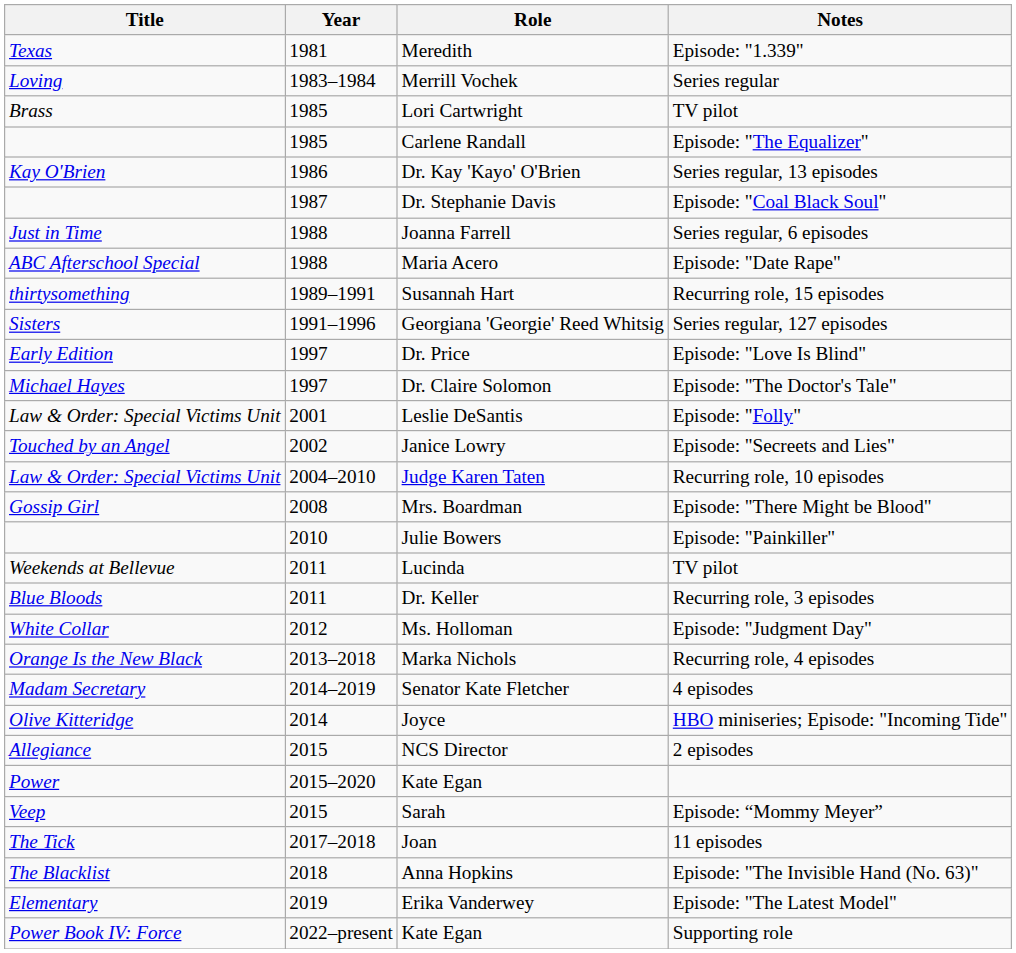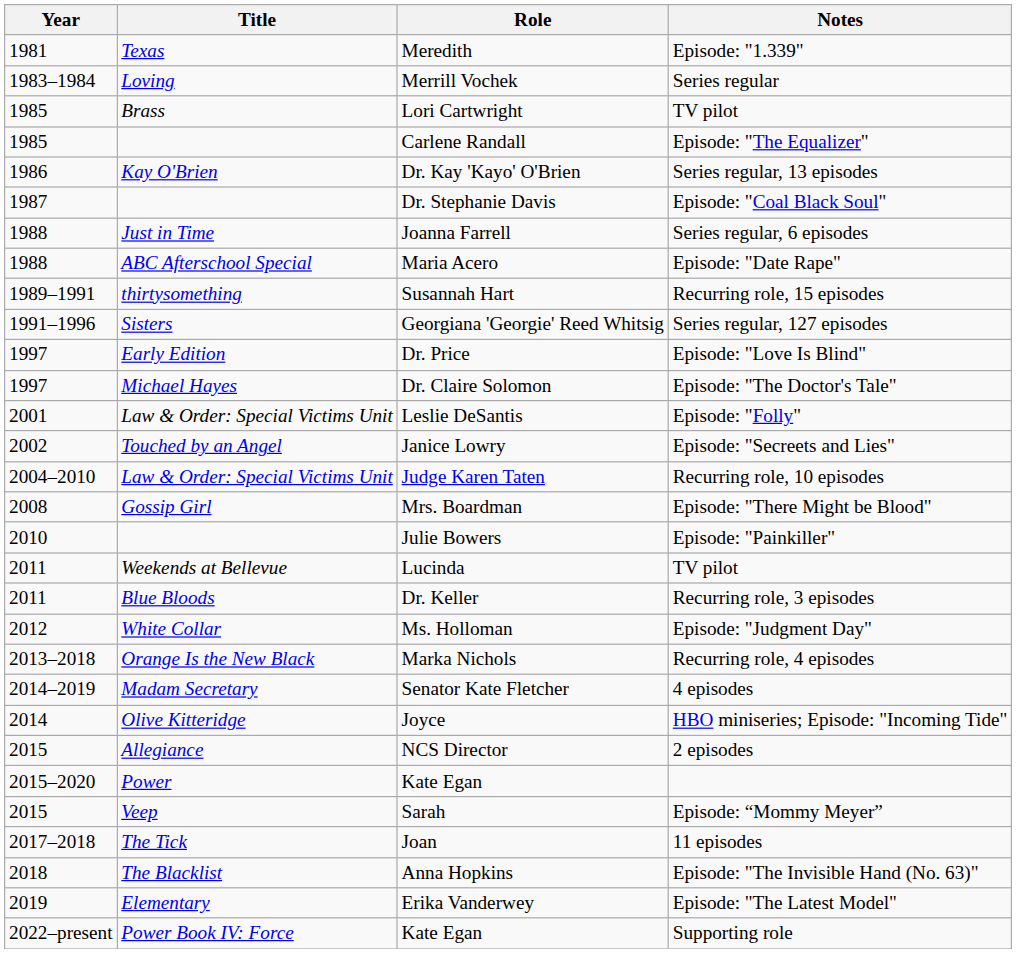columns swapped: (341, 19) <-> (145, 19)
